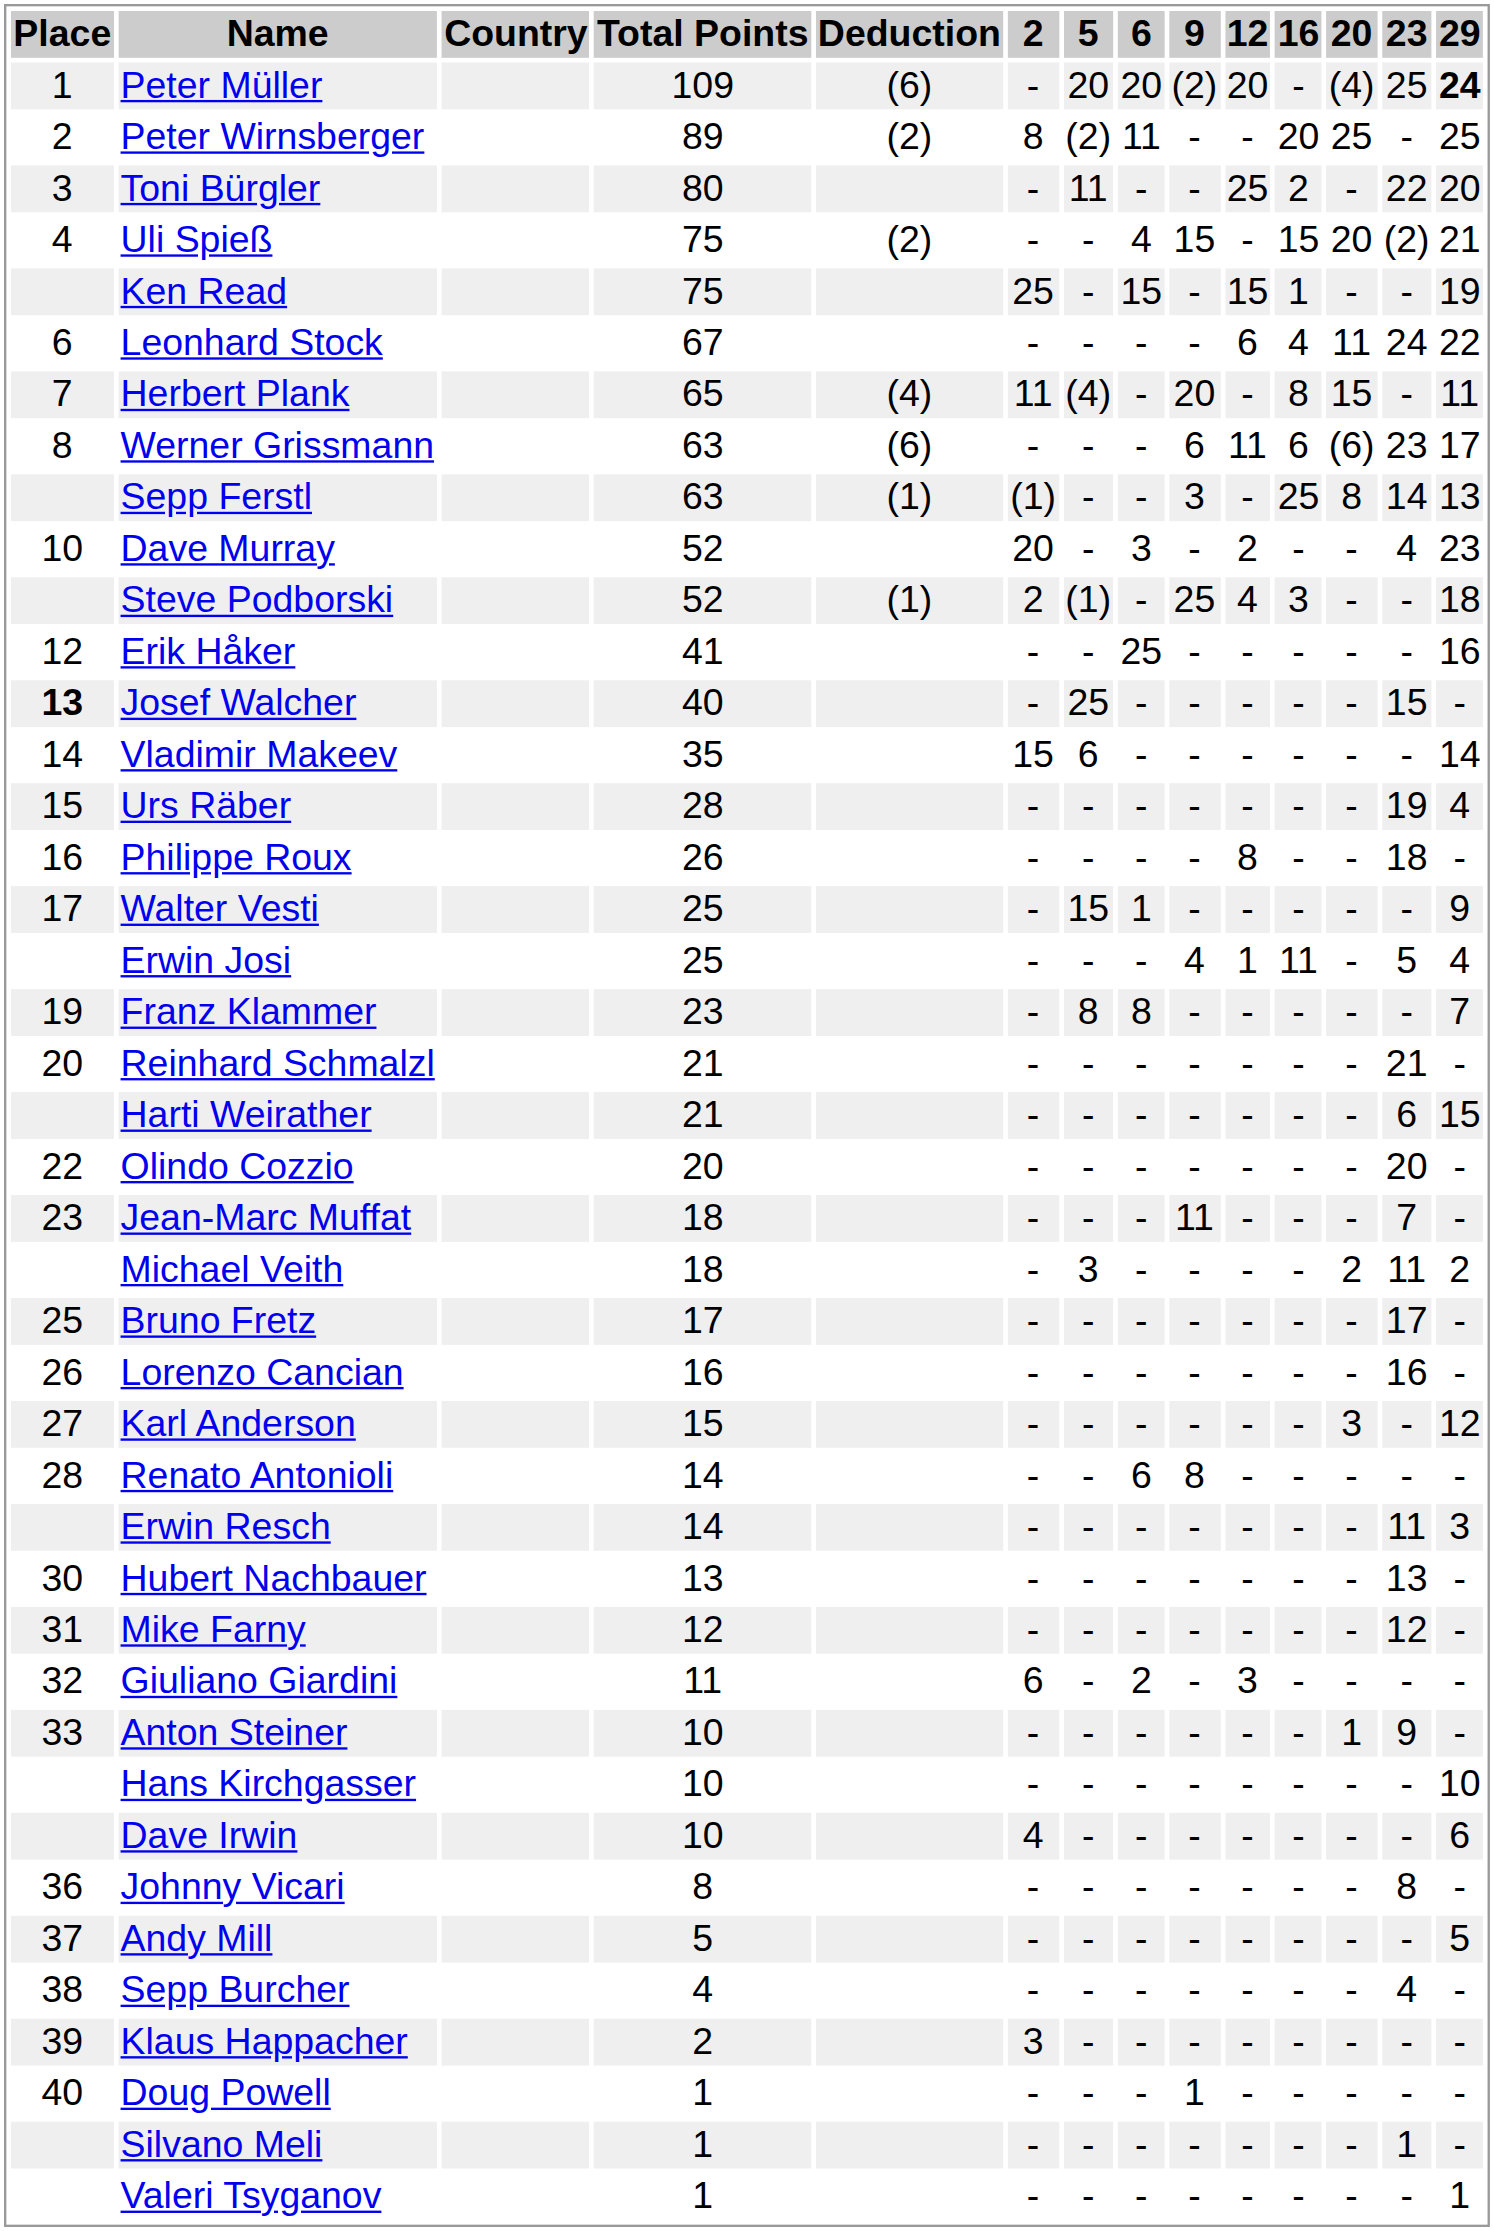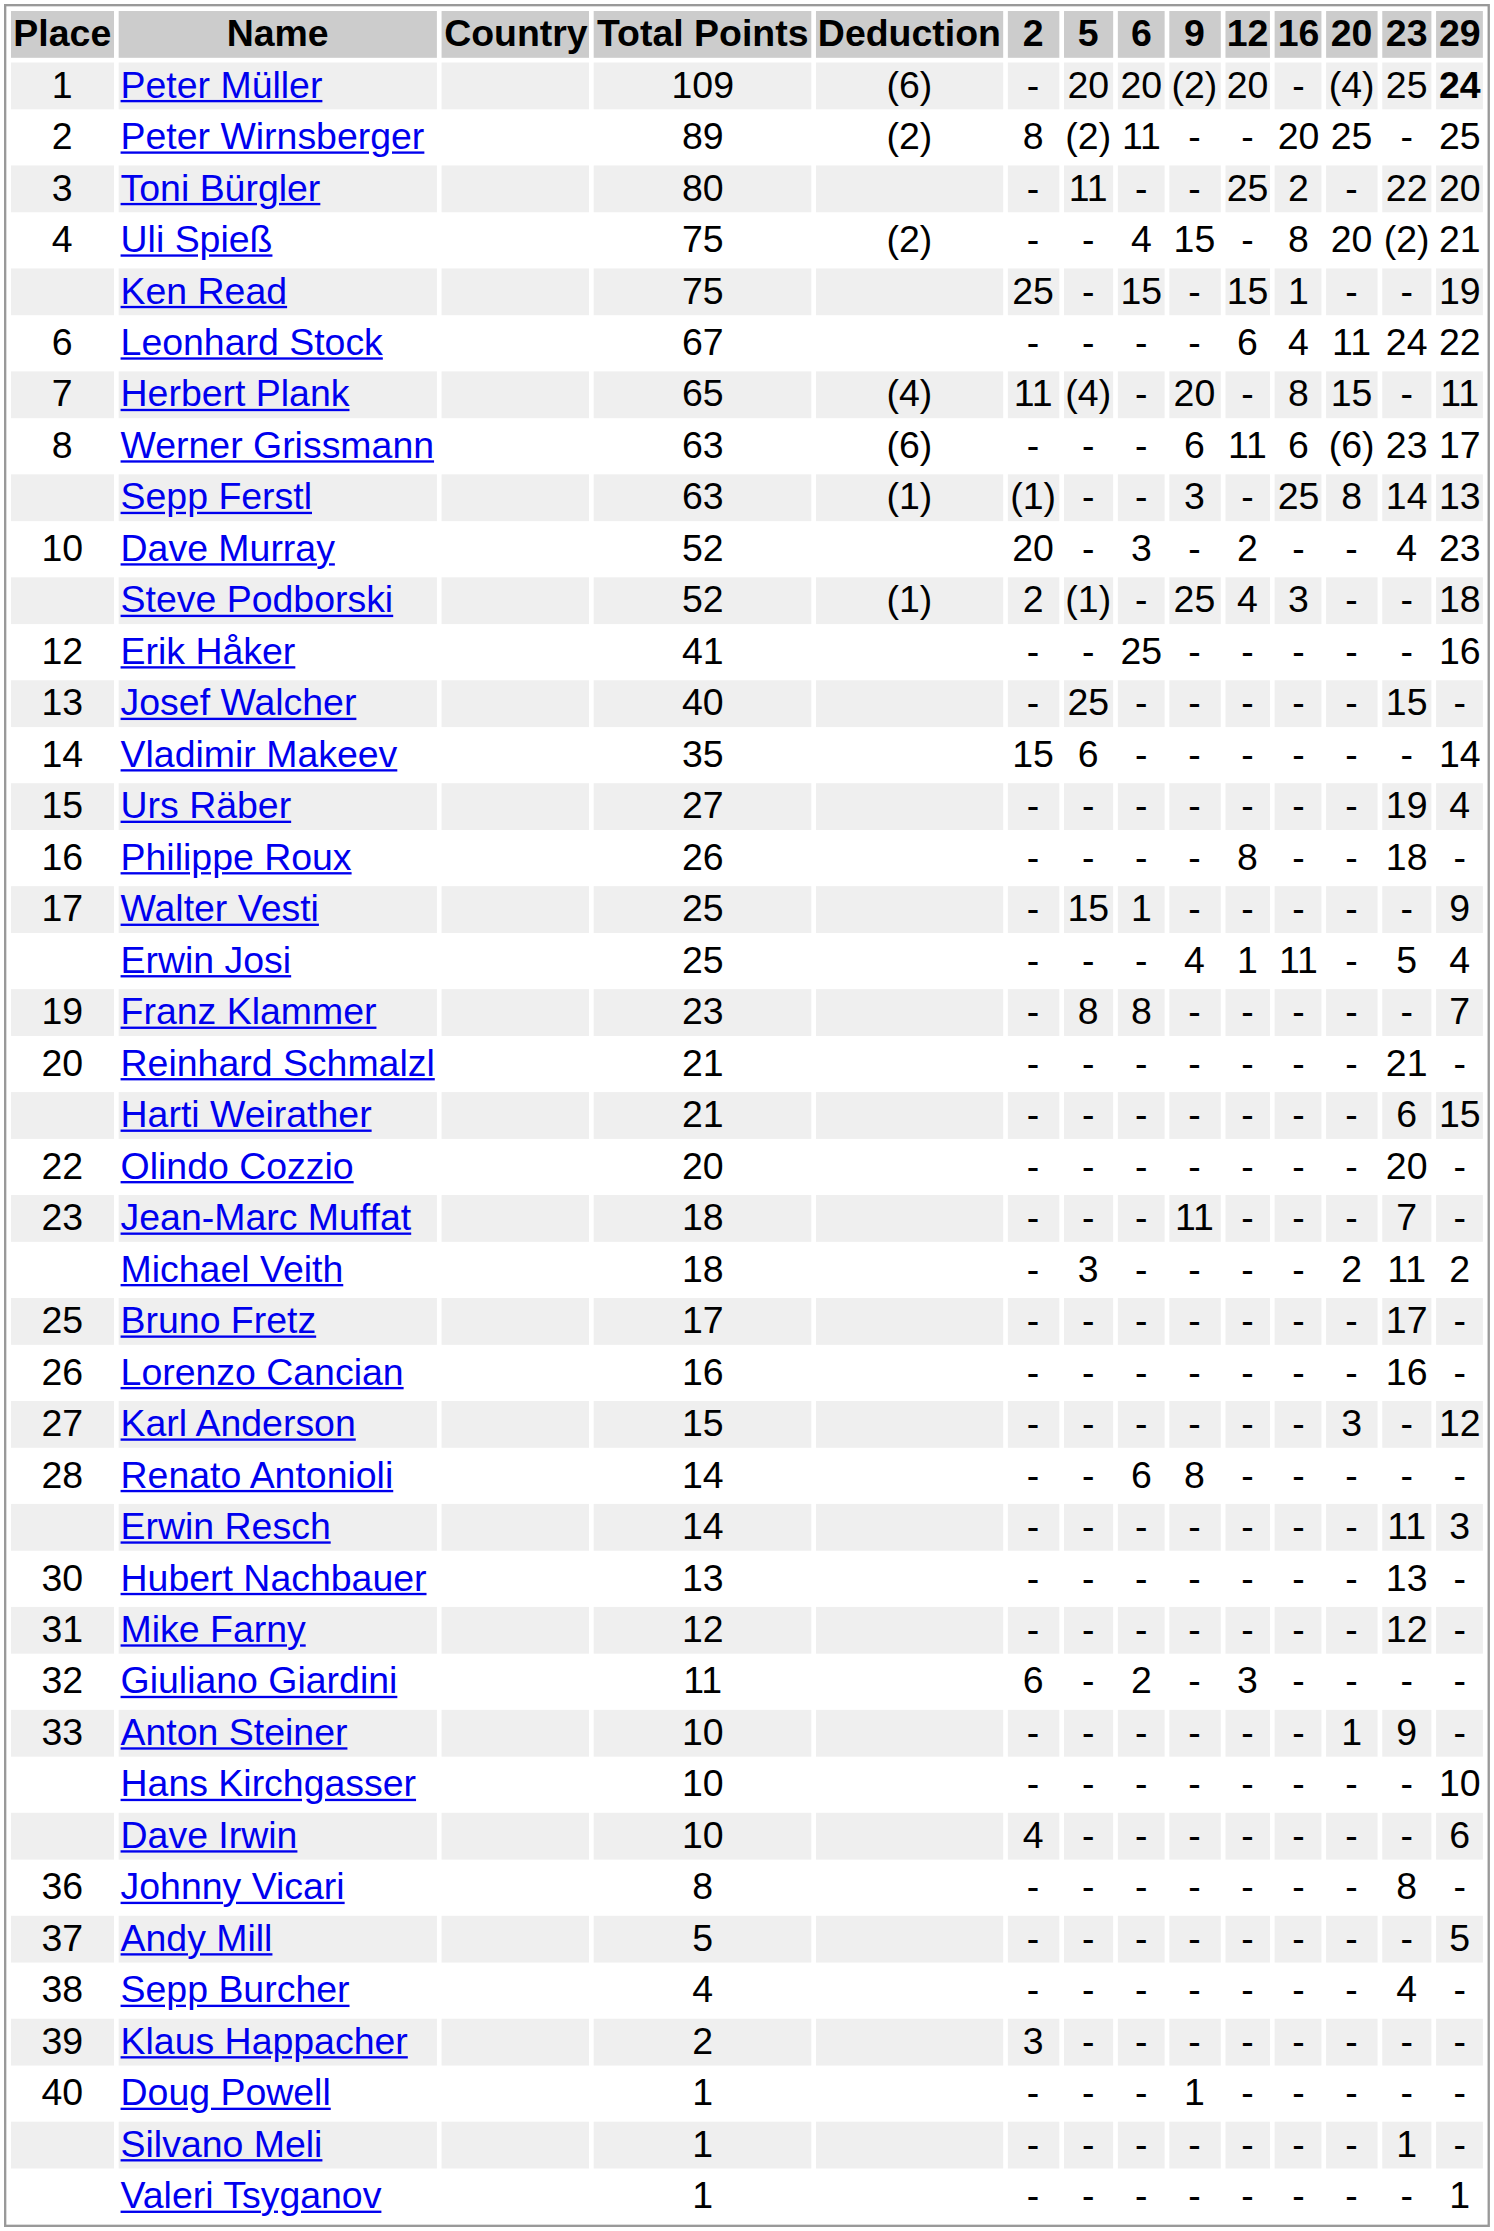(1298, 239) 15 -> (1298, 239) 8
(62, 702) bold -> (62, 702) normal
(703, 805) 28 -> (703, 805) 27
